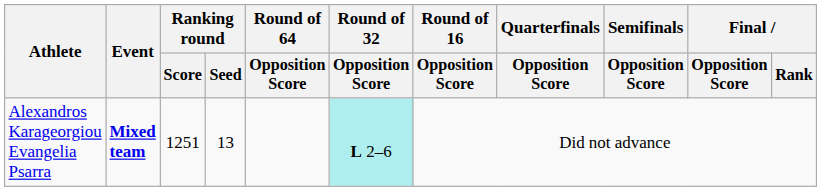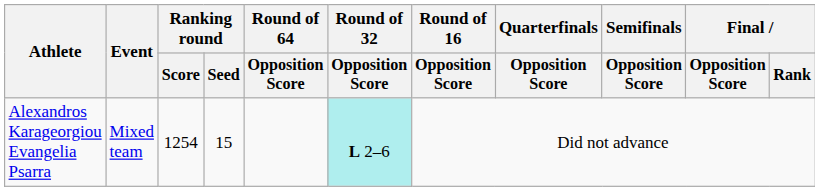(133, 142) bold -> (132, 142) normal
(183, 142) 1251 -> (181, 142) 1254
(226, 142) 13 -> (224, 142) 15
